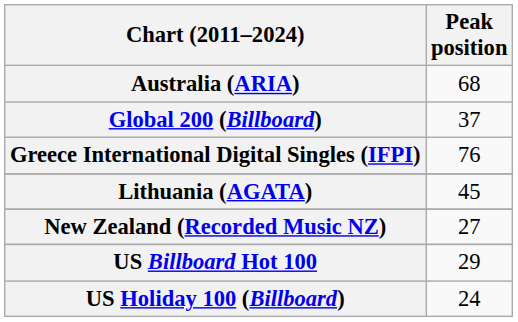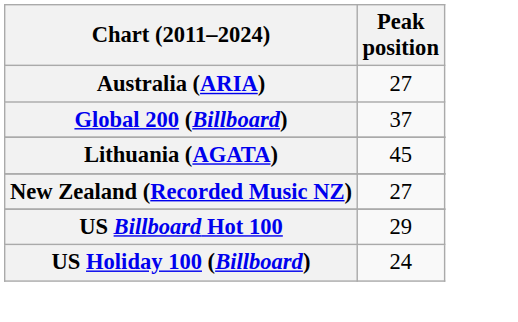(469, 83) 68 -> (401, 83) 27
- row: (215, 155)
